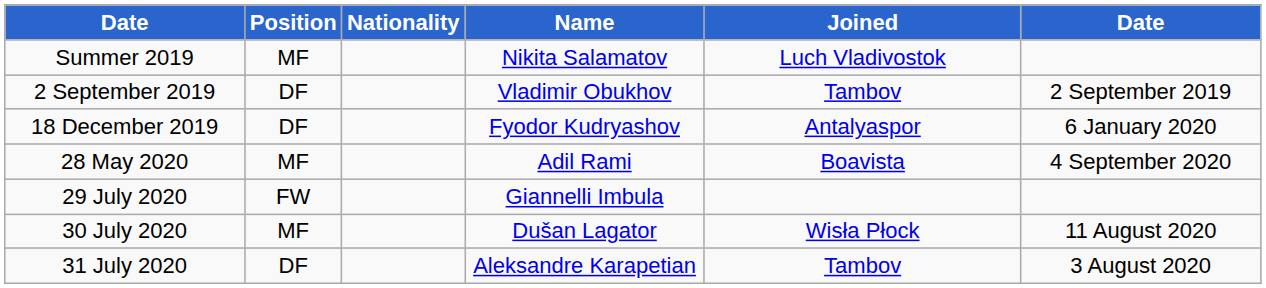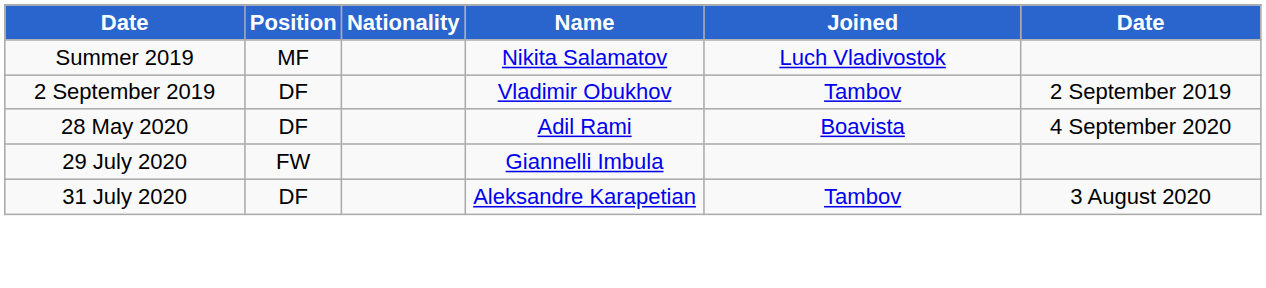- row: (125, 127)
(293, 162) MF -> (293, 127) DF
- row: (125, 231)
